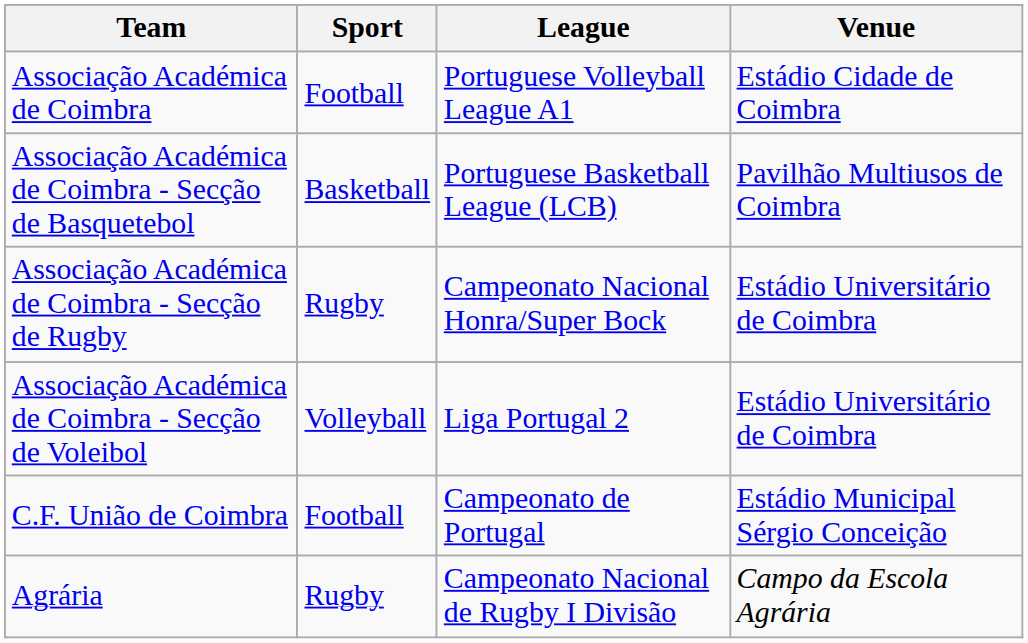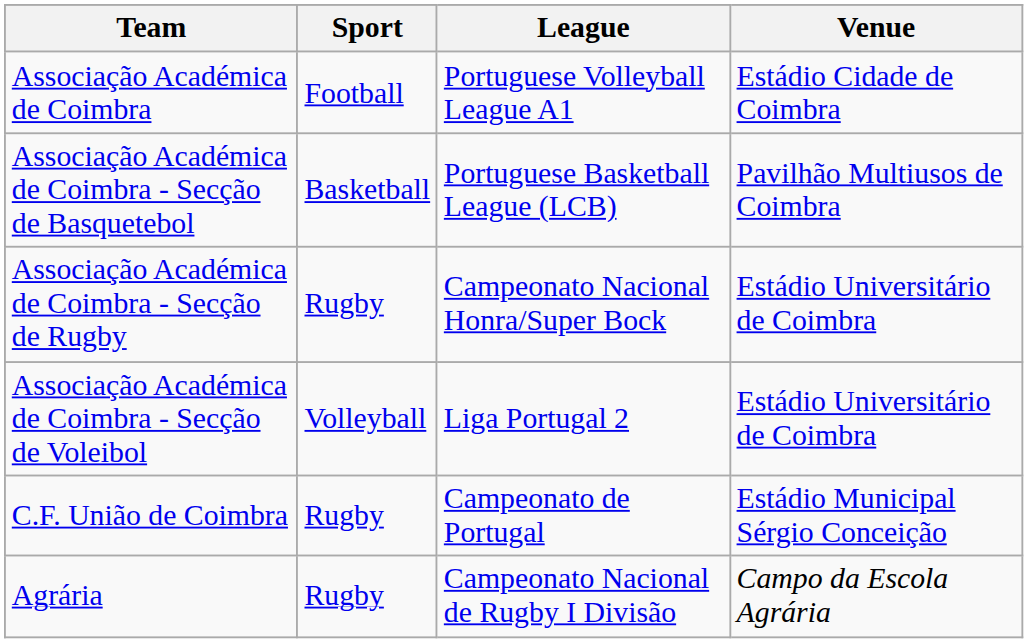(354, 515) Football -> (344, 515) Rugby
